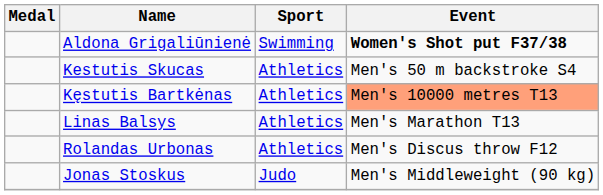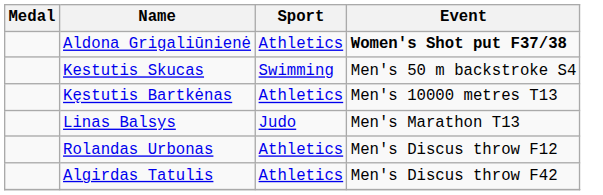(296, 44) Swimming -> (301, 44) Athletics
(301, 70) Athletics -> (296, 70) Swimming
(454, 97) lightsalmon background -> (454, 97) no background
(301, 123) Athletics -> (277, 123) Judo
+ row: (138, 176)
- row: (124, 176)
